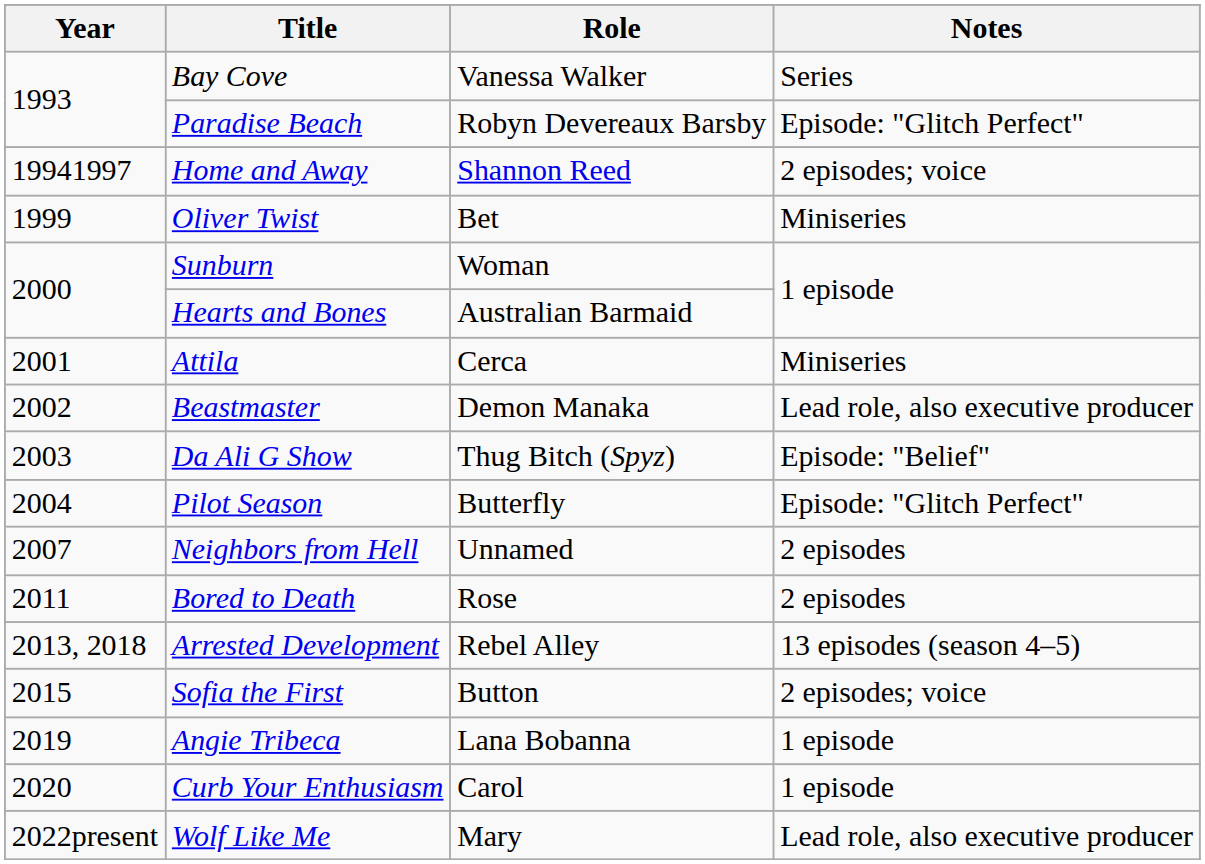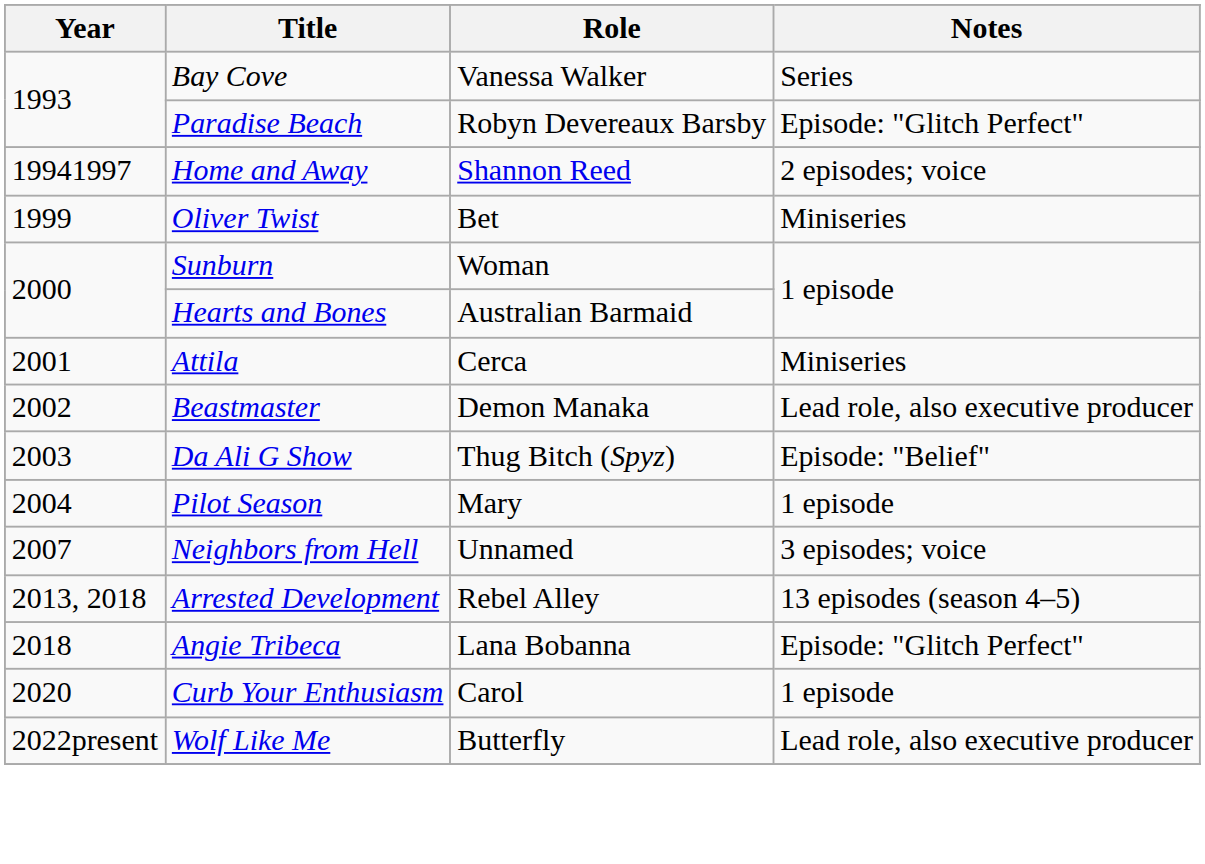(511, 502) Butterfly -> (490, 502) Mary
(932, 502) Episode: "Glitch Perfect" -> (837, 502) 1 episode
(843, 550) 2 episodes -> (883, 550) 3 episodes; voice
- row: (264, 597)
- row: (257, 692)
(42, 739) 2019 -> (42, 645) 2018
(837, 739) 1 episode -> (932, 645) Episode: "Glitch Perfect"
(490, 834) Mary -> (511, 739) Butterfly
